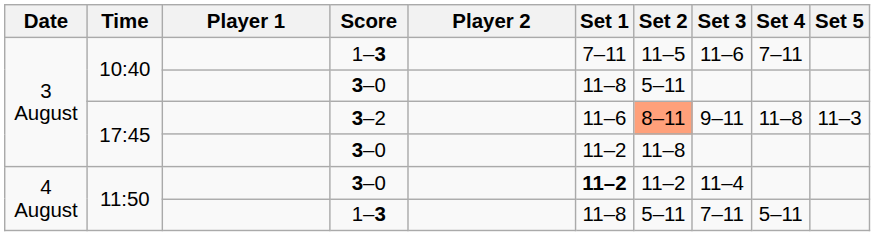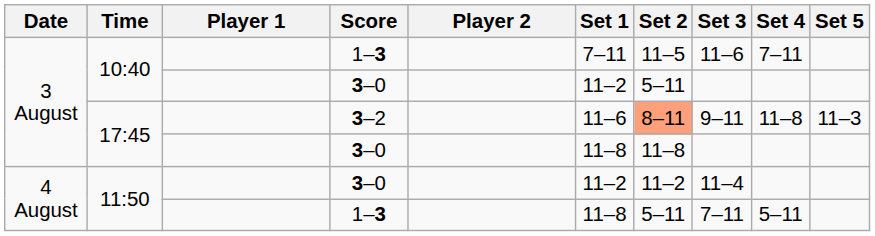(604, 86) 11–8 -> (605, 86) 11–2
(604, 150) 11–2 -> (605, 150) 11–8
(604, 183) bold -> (605, 183) normal
